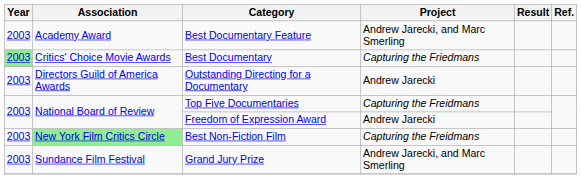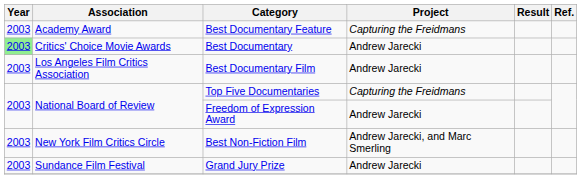(424, 35) Andrew Jarecki, and Marc Smerling -> (407, 29) Capturing the Freidmans
(421, 58) Capturing the Friedmans -> (385, 46) Andrew Jarecki
- row: (248, 80)
+ row: (260, 69)
(100, 137) lightgreen background -> (100, 143) no background
(421, 137) Capturing the Freidmans -> (410, 143) Andrew Jarecki, and Marc Smerling
(424, 159) Andrew Jarecki, and Marc Smerling -> (385, 165) Andrew Jarecki
